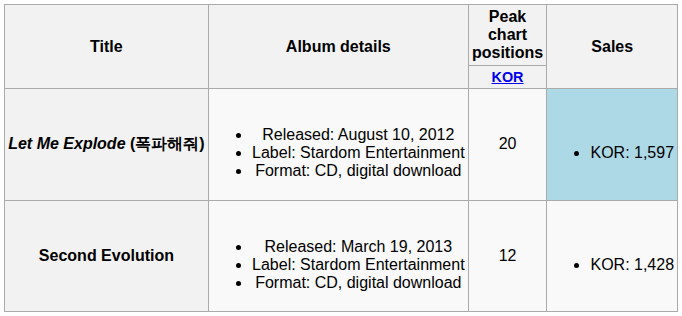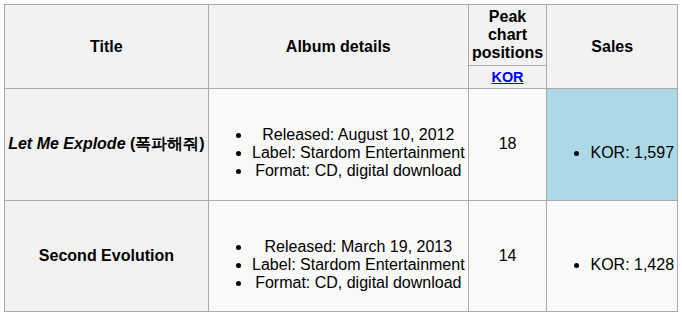(508, 144) 20 -> (508, 144) 18
(508, 255) 12 -> (508, 255) 14
